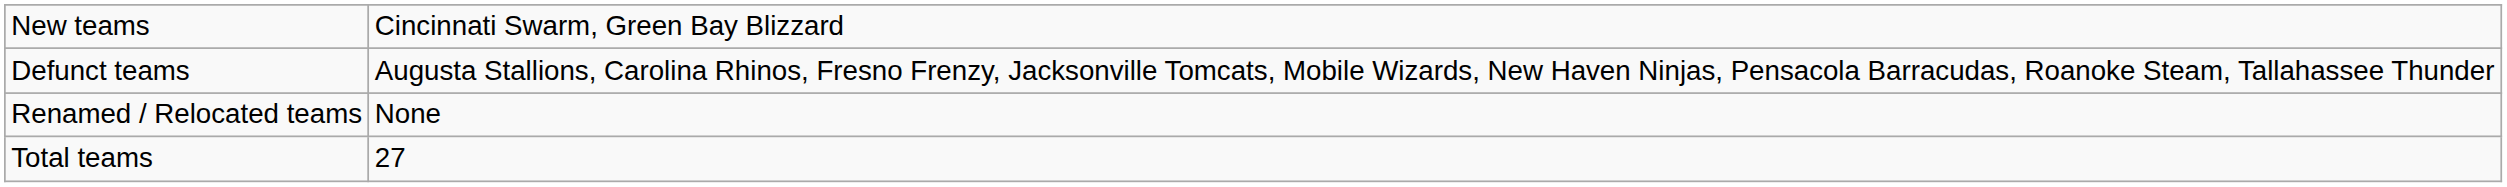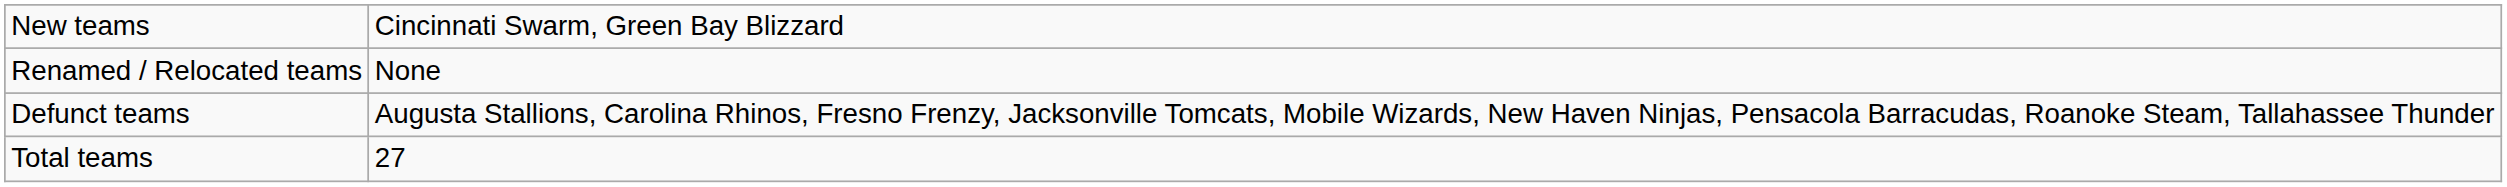rows swapped: (187, 114) <-> (100, 70)
